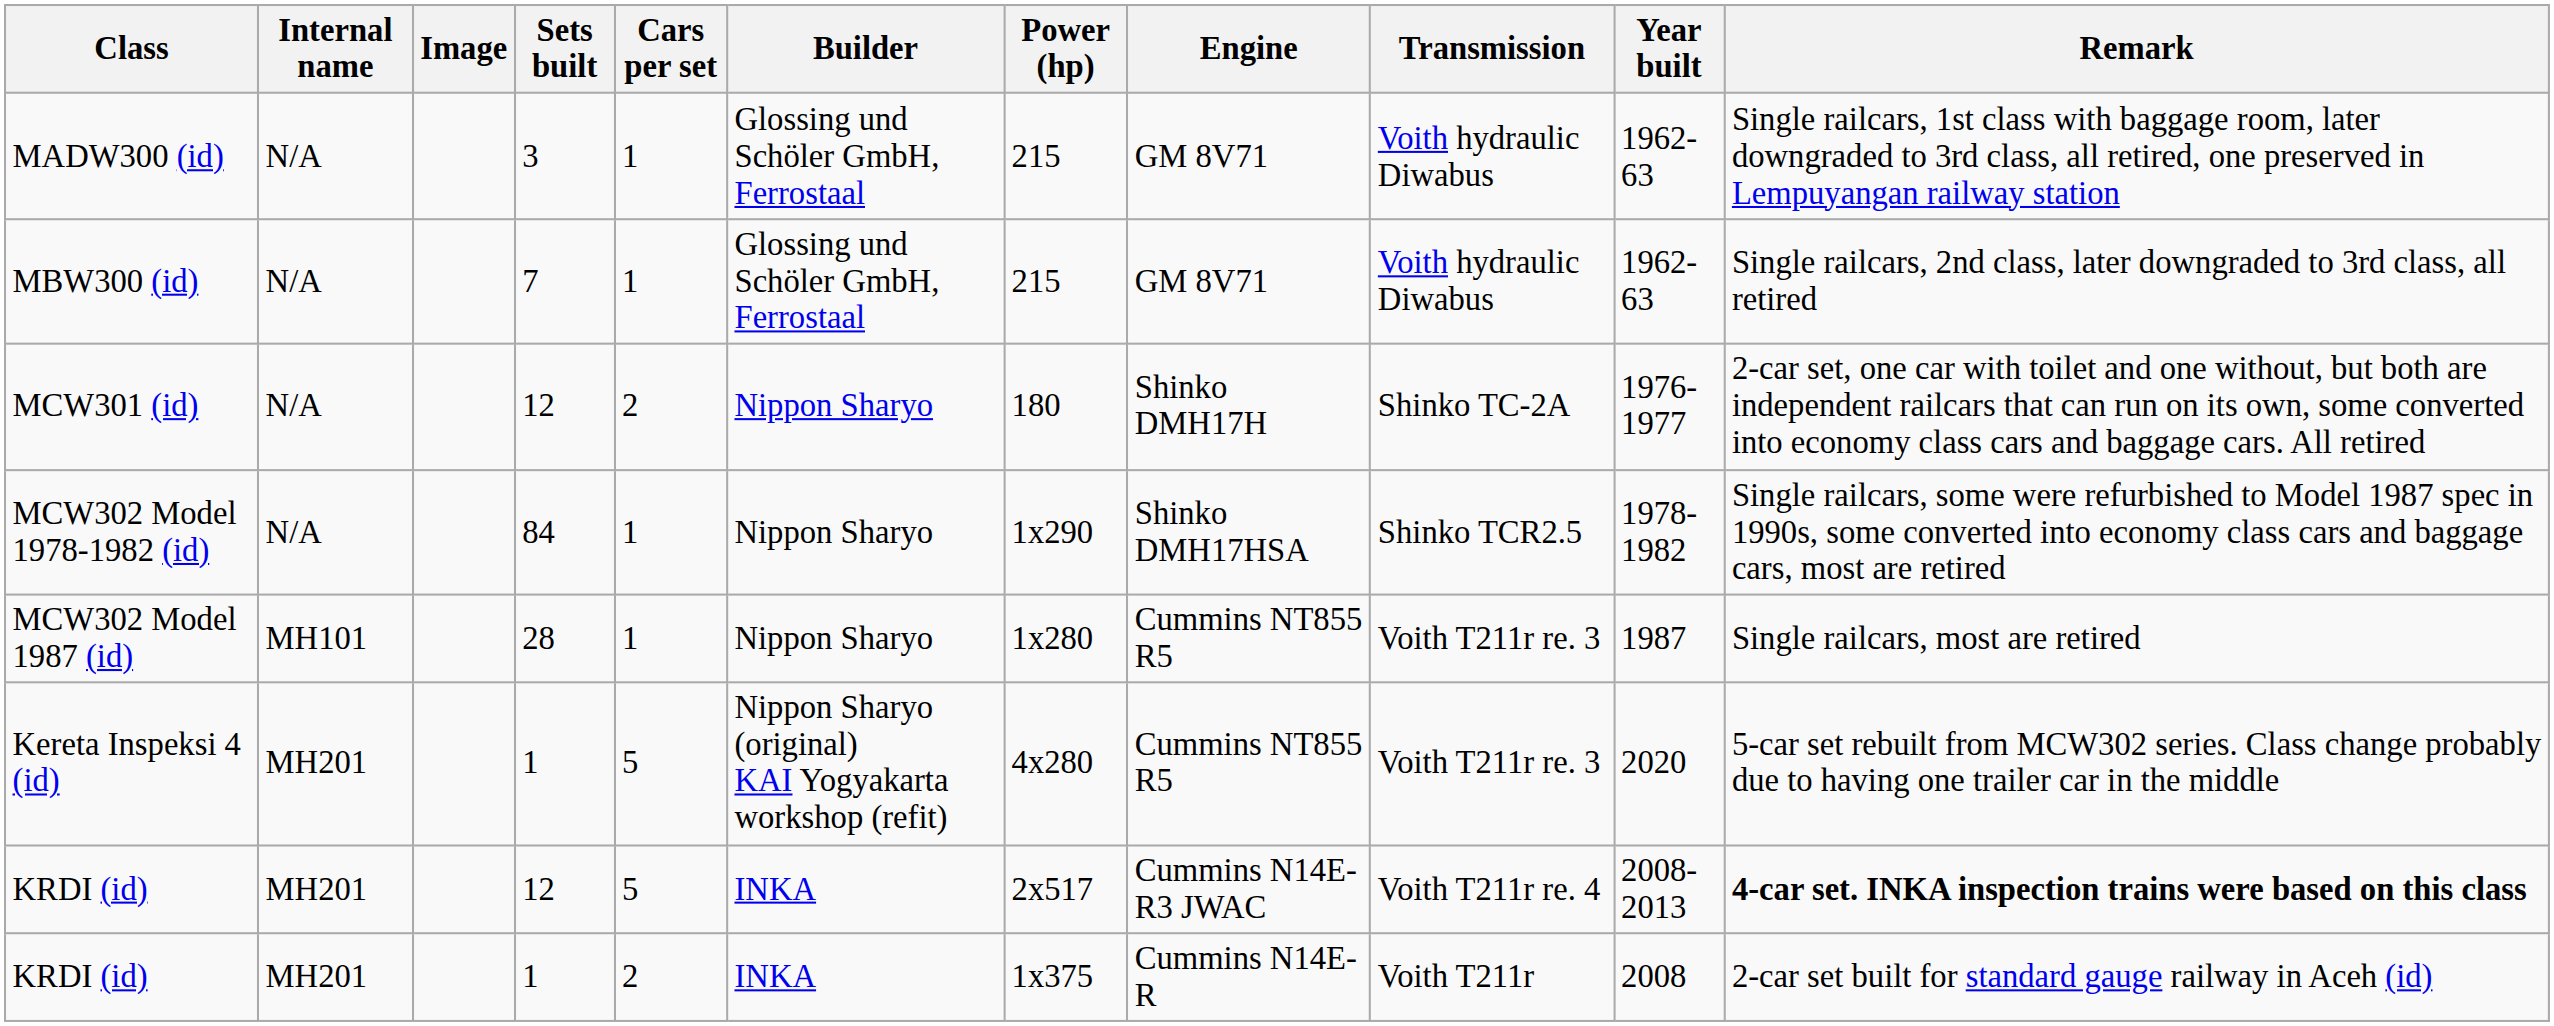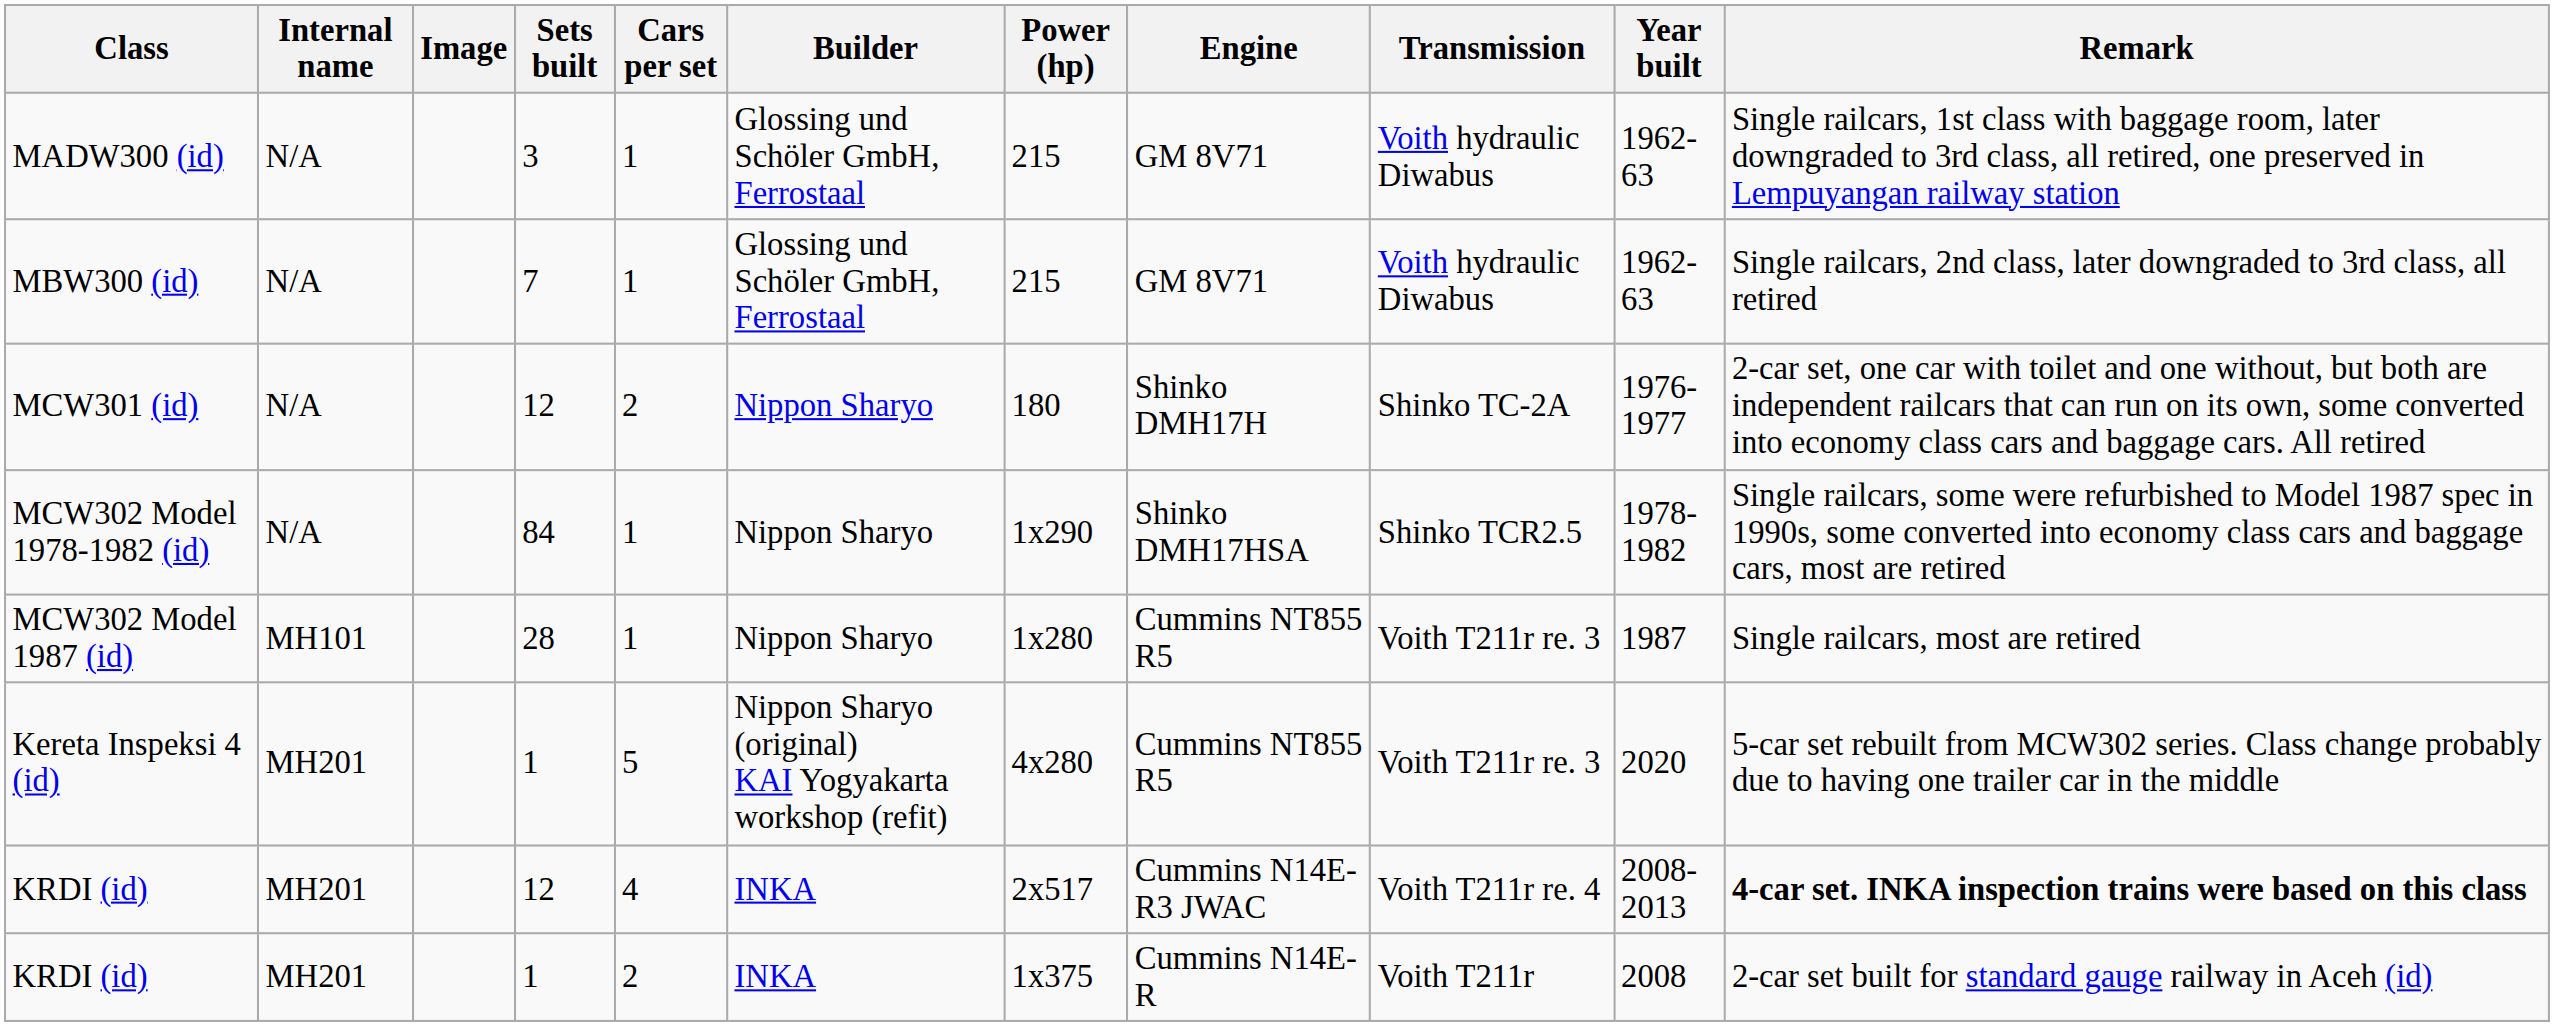(630, 888) 5 -> (630, 888) 4
